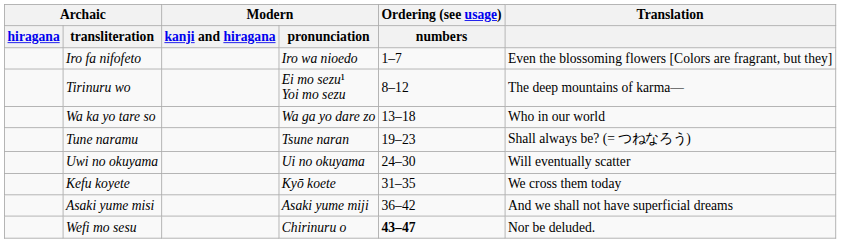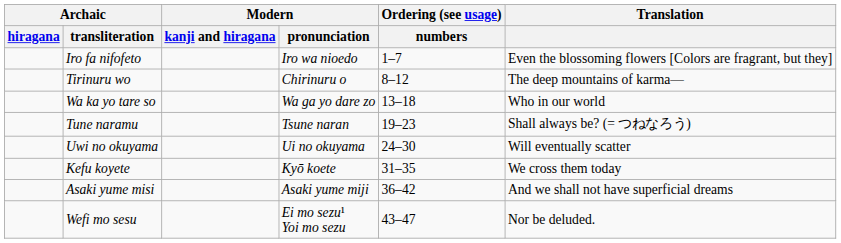(314, 87) Ei mo sezu¹ Yoi mo sezu -> (314, 79) Chirinuru o
(314, 227) Chirinuru o -> (314, 219) Ei mo sezu¹ Yoi mo sezu
(398, 227) bold -> (398, 219) normal
